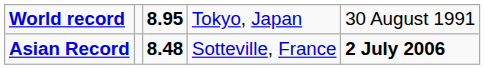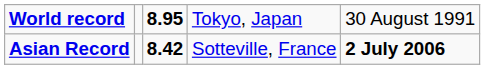(165, 49) 8.48 -> (165, 49) 8.42
